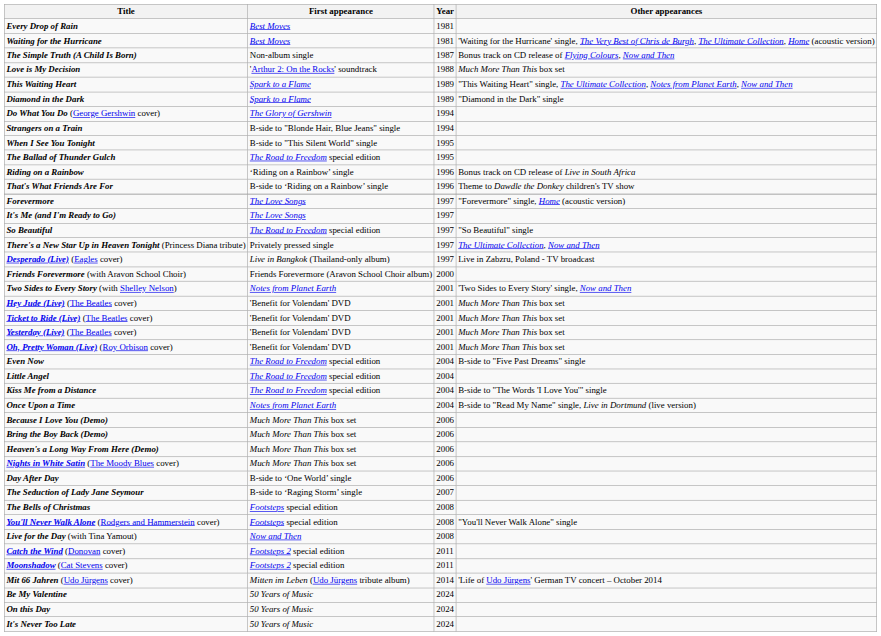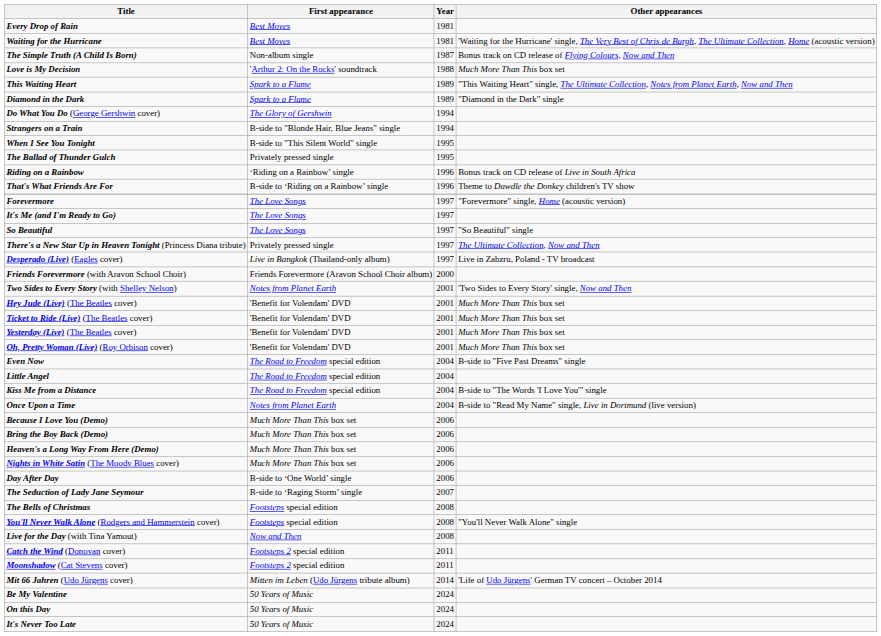(315, 157) The Road to Freedom special edition -> (292, 157) Privately pressed single
(315, 230) The Road to Freedom special edition -> (278, 230) The Love Songs
